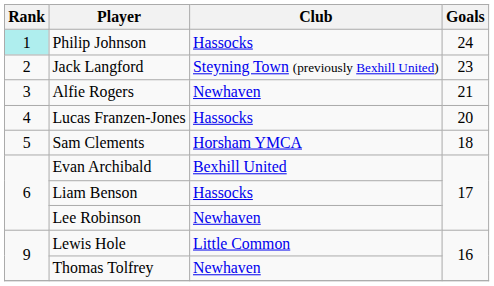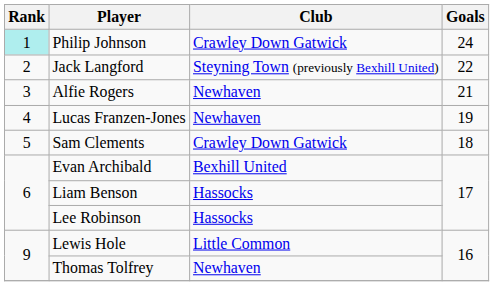(223, 42) Hassocks -> (270, 42) Crawley Down Gatwick
(465, 67) 23 -> (465, 67) 22
(223, 117) Hassocks -> (227, 117) Newhaven
(465, 117) 20 -> (465, 117) 19
(248, 142) Horsham YMCA -> (270, 142) Crawley Down Gatwick
(227, 218) Newhaven -> (223, 218) Hassocks
